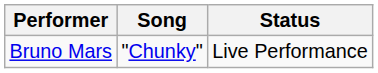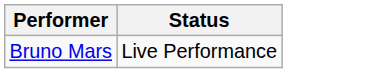- column: (162, 20)
